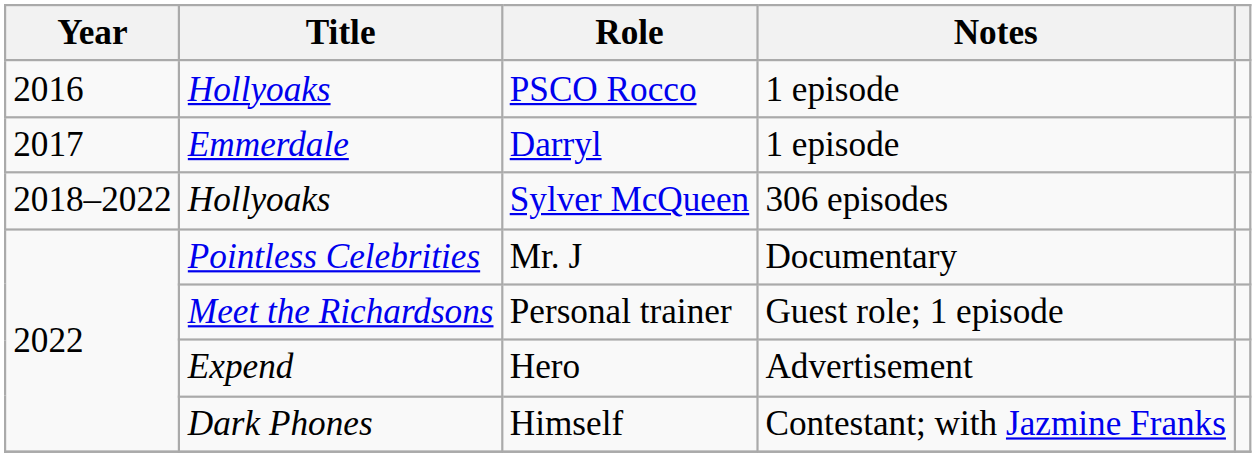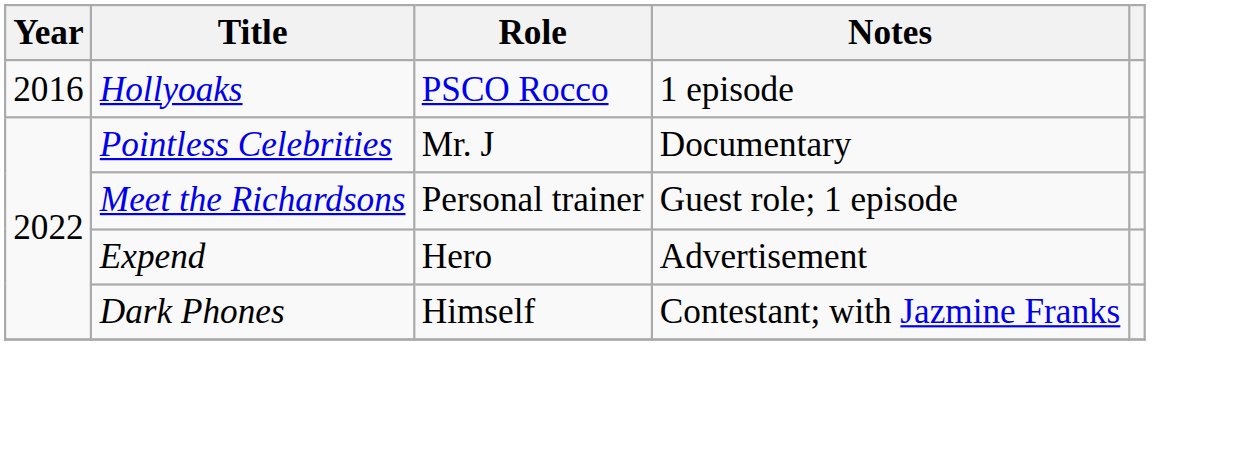- row: (556, 144)
- row: (629, 199)
